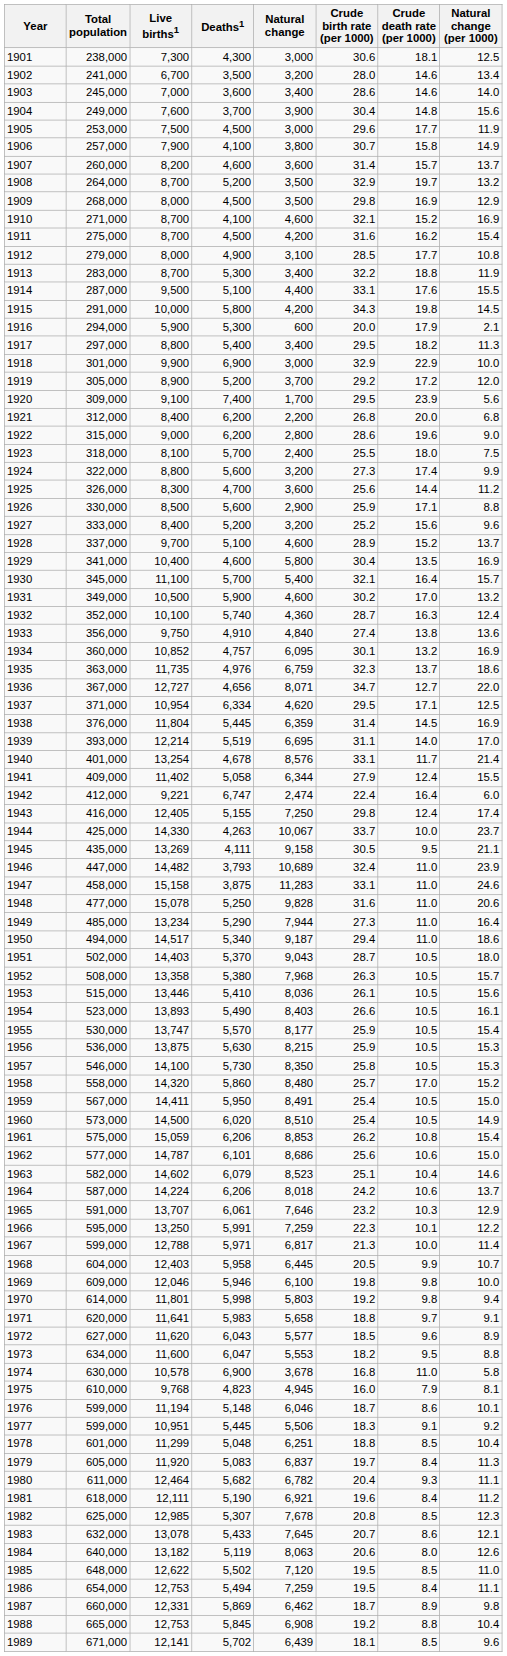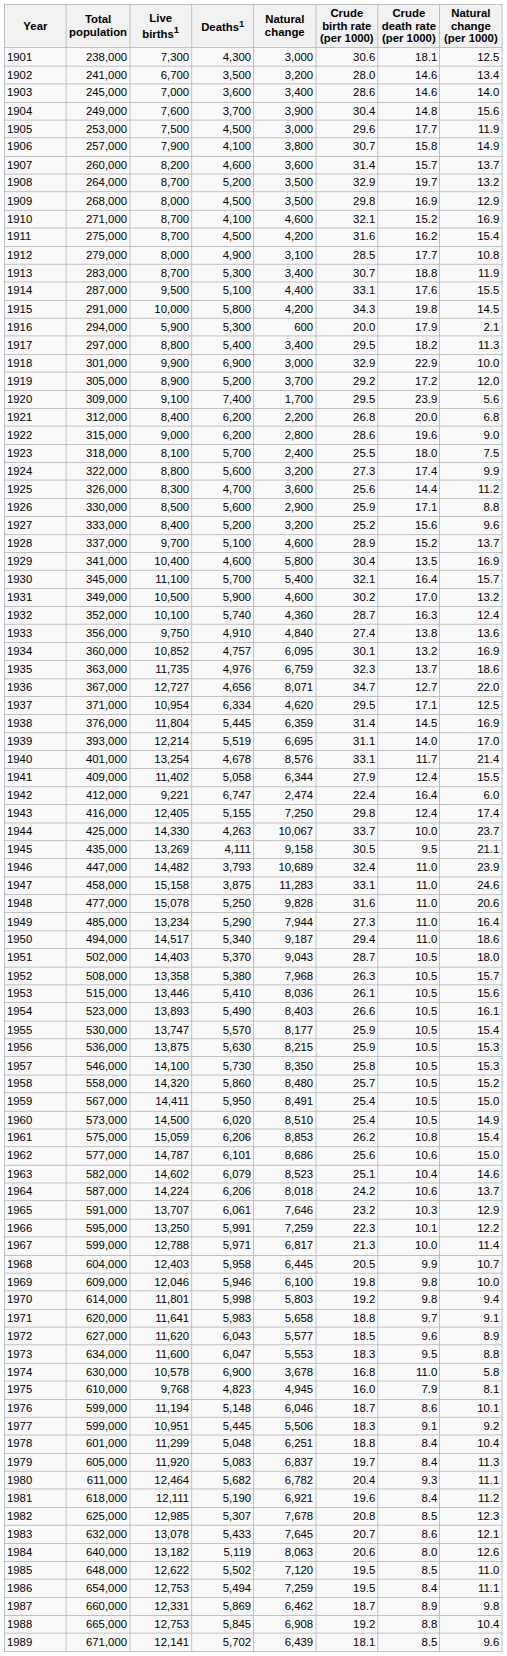(364, 273) 32.2 -> (364, 273) 30.7
(426, 1084) 17.0 -> (426, 1084) 10.5
(364, 1354) 18.2 -> (364, 1354) 18.3
(429, 1444) 8.5 -> (429, 1444) 8.4
